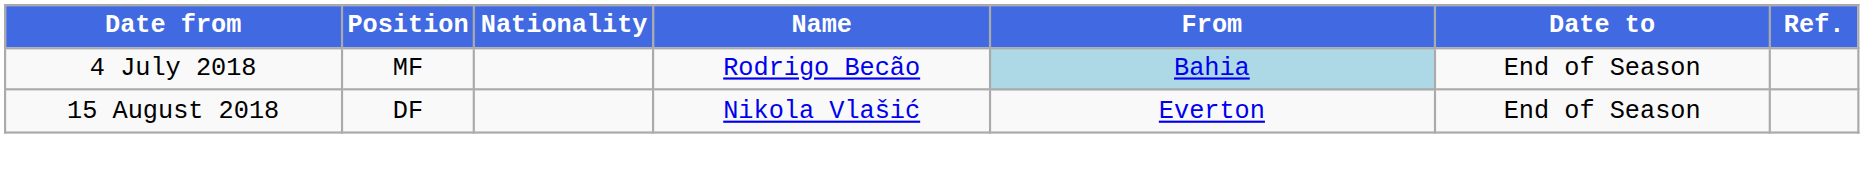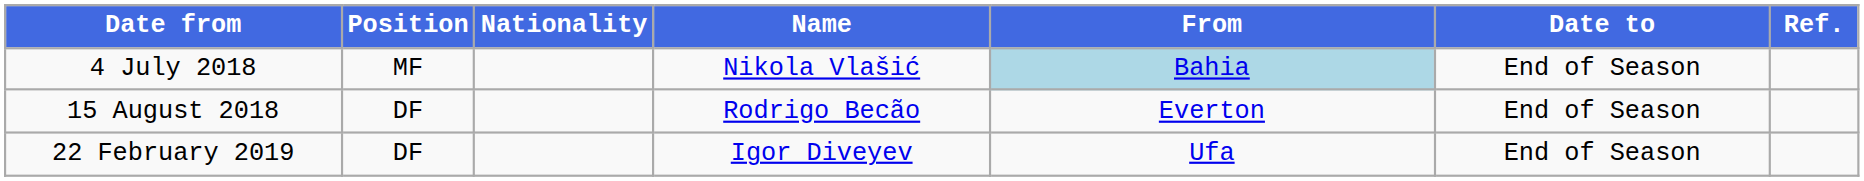(822, 68) Rodrigo Becão -> (822, 68) Nikola Vlašić
(822, 111) Nikola Vlašić -> (822, 111) Rodrigo Becão
+ row: (173, 153)
